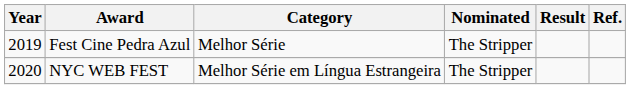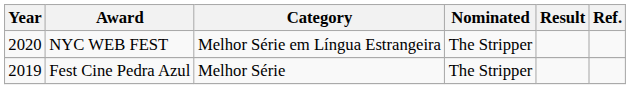rows swapped: (109, 70) <-> (120, 44)
